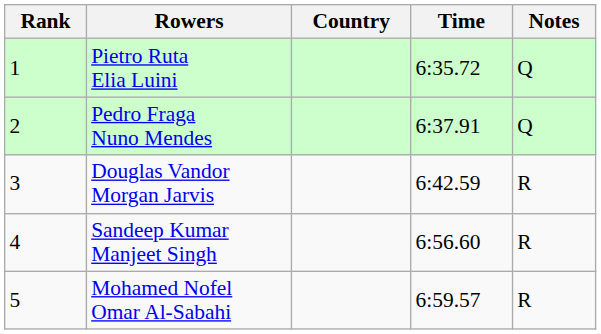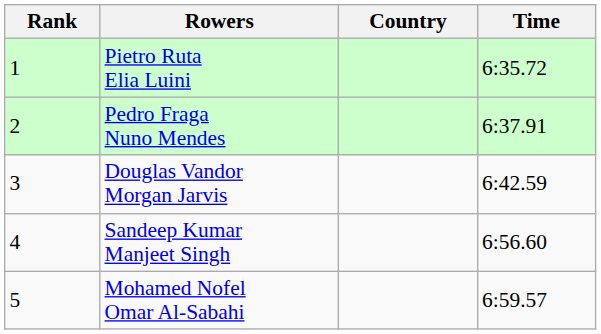- column: (554, 21)
